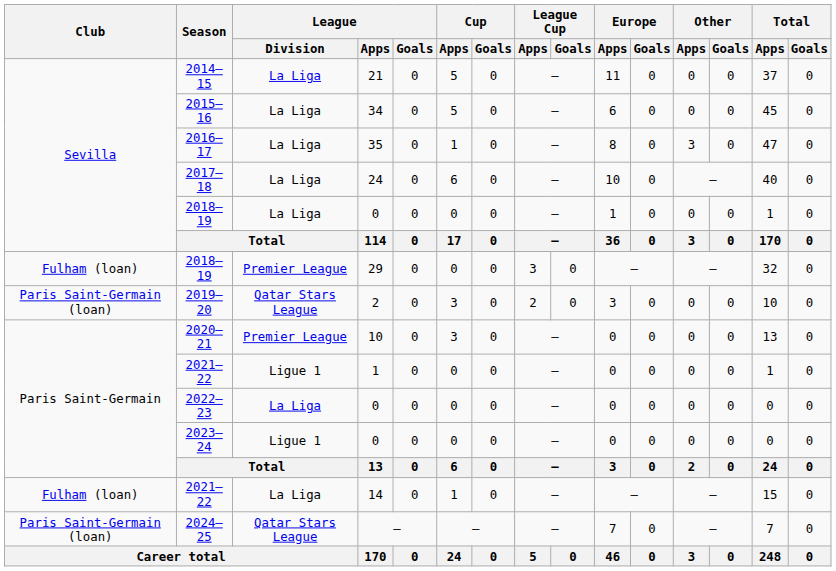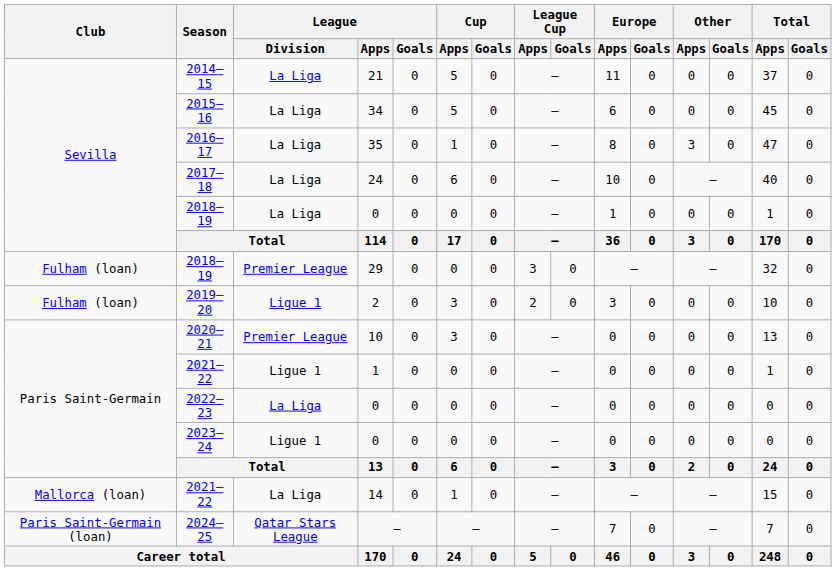(90, 303) Paris Saint-Germain (loan) -> (91, 303) Fulham (loan)
(295, 303) Qatar Stars League -> (295, 303) Ligue 1
(90, 495) Fulham (loan) -> (91, 495) Mallorca (loan)
